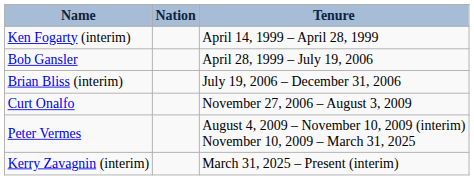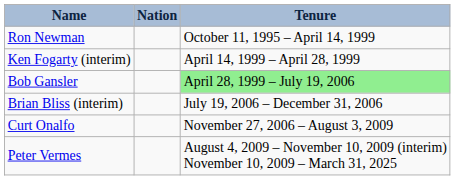+ row: (46, 37)
(288, 59) no background -> (269, 81) lightgreen background
- row: (78, 163)
